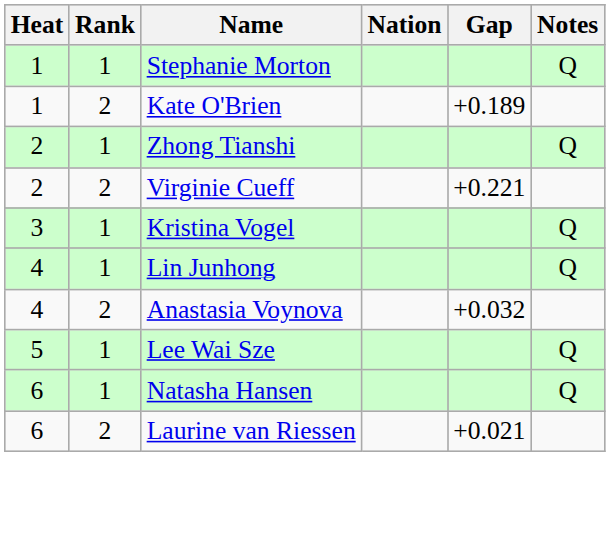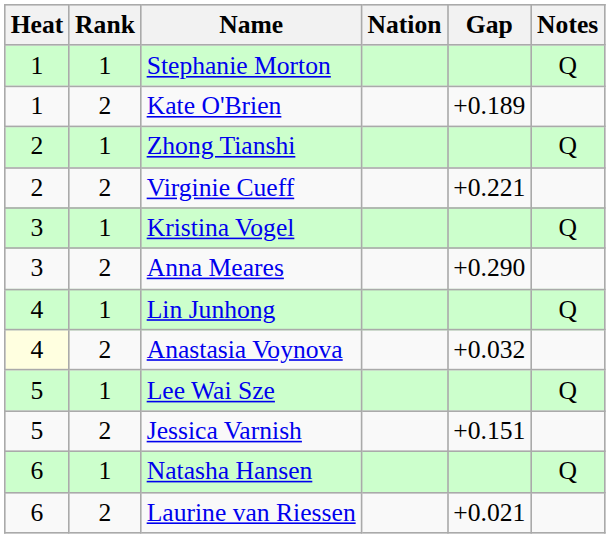+ row: (215, 268)
(37, 308) no background -> (37, 349) lightyellow background
+ row: (224, 430)
